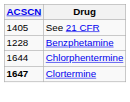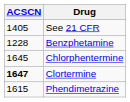(17, 58) 1644 -> (17, 58) 1645
+ row: (82, 89)
